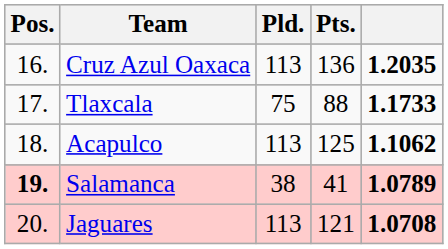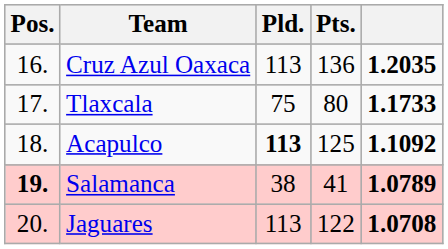(336, 104) 88 -> (336, 104) 80
(283, 143) normal -> (283, 143) bold
(402, 143) 1.1062 -> (402, 143) 1.1092
(336, 223) 121 -> (336, 223) 122
